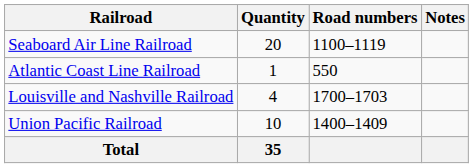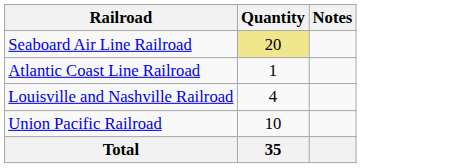- column: (365, 17)
(273, 44) no background -> (273, 44) khaki background
